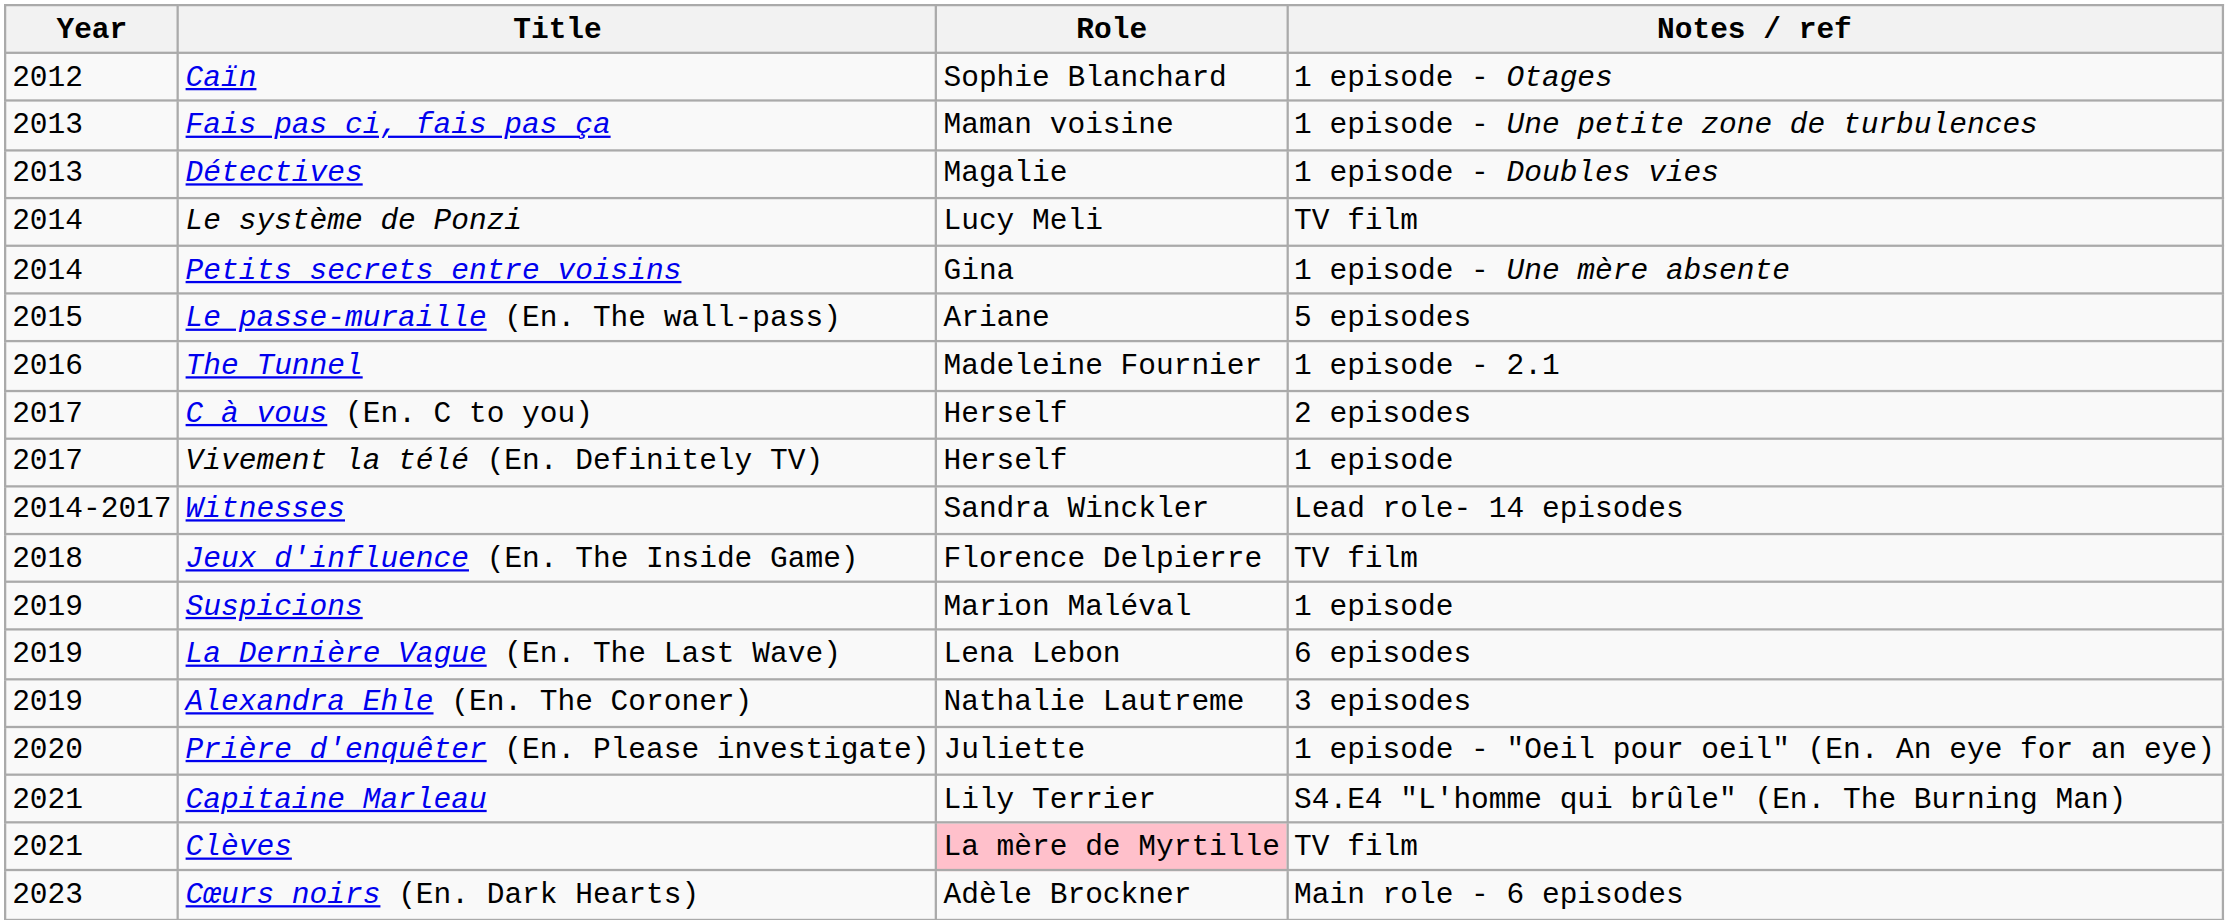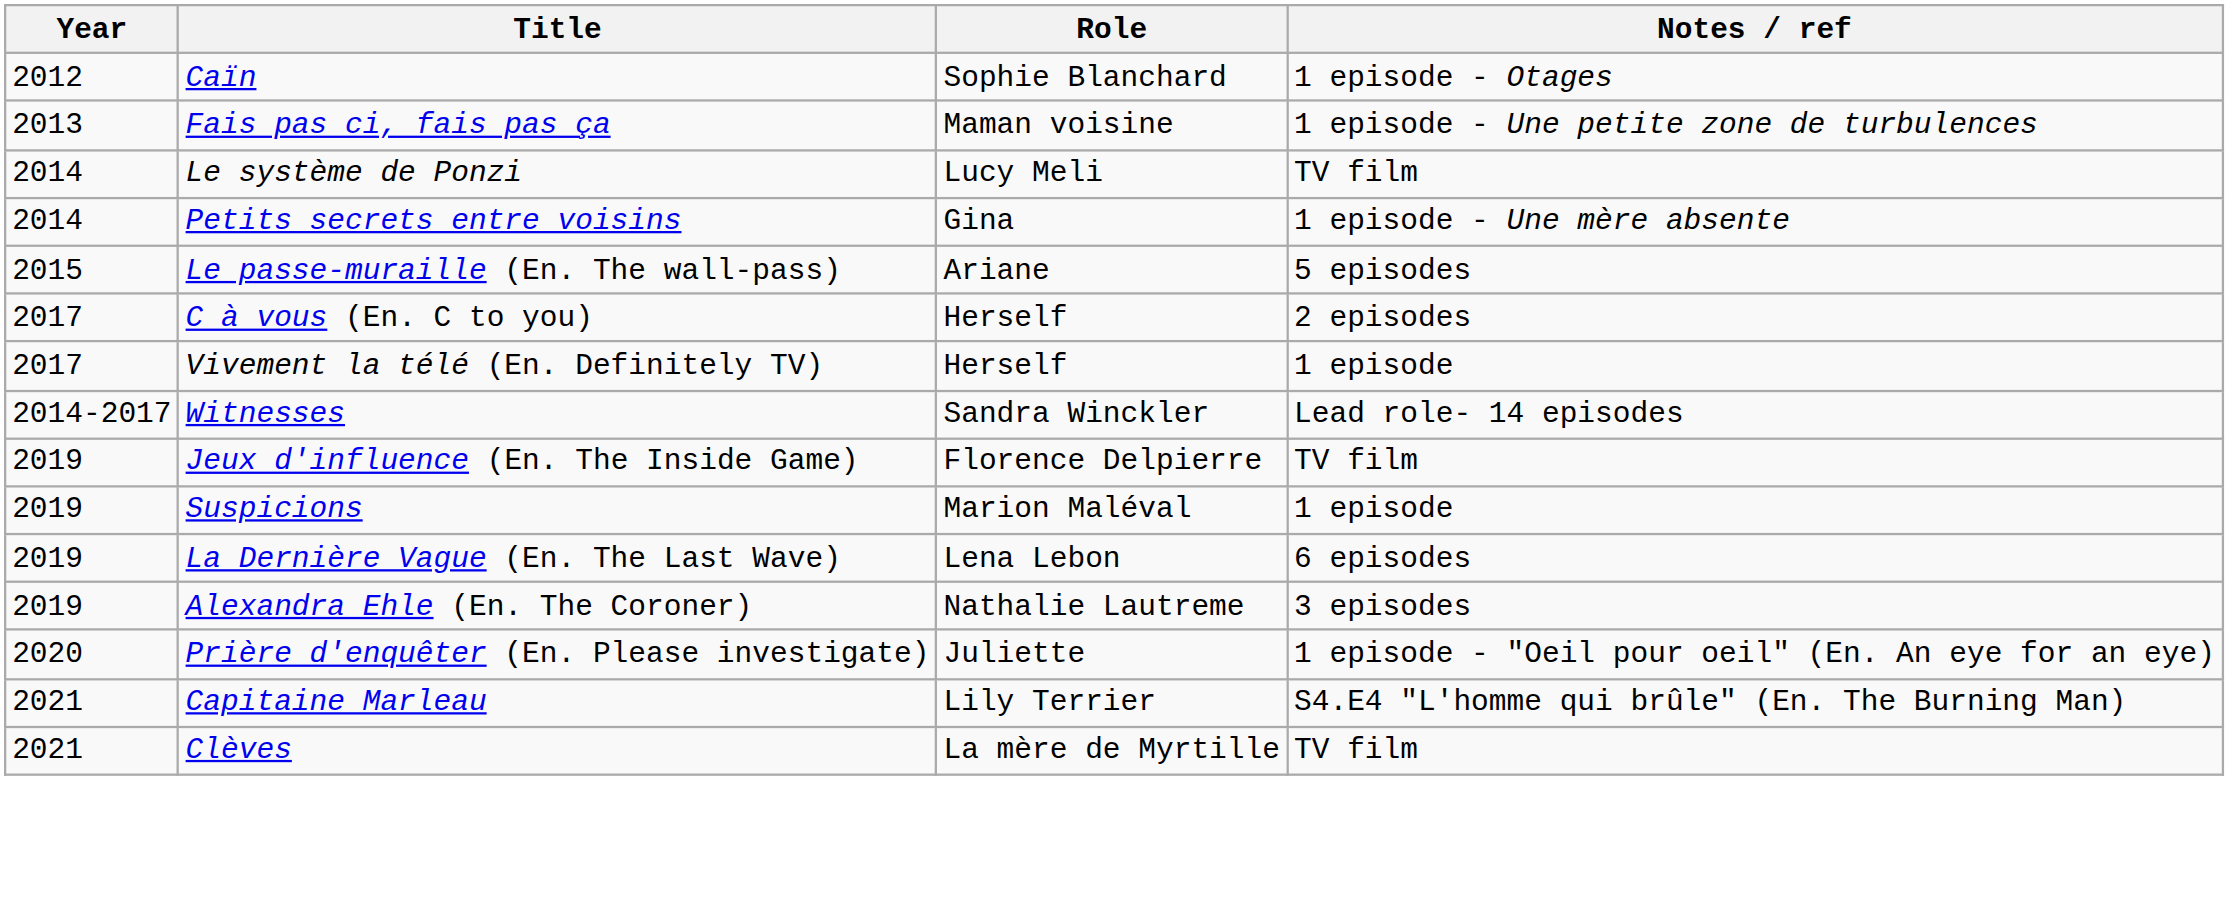- row: (274, 173)
- row: (274, 366)
(48, 558) 2018 -> (48, 462) 2019
(1112, 847) pink background -> (1112, 751) no background
- row: (442, 895)
